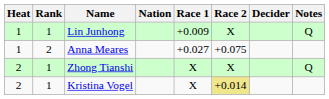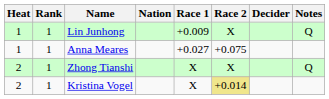(49, 49) 2 -> (49, 49) 1
